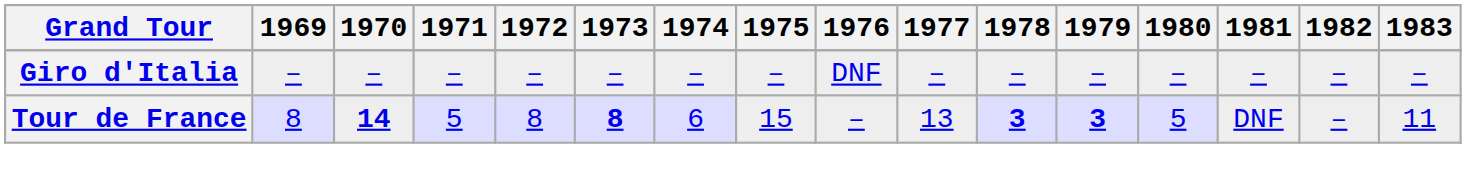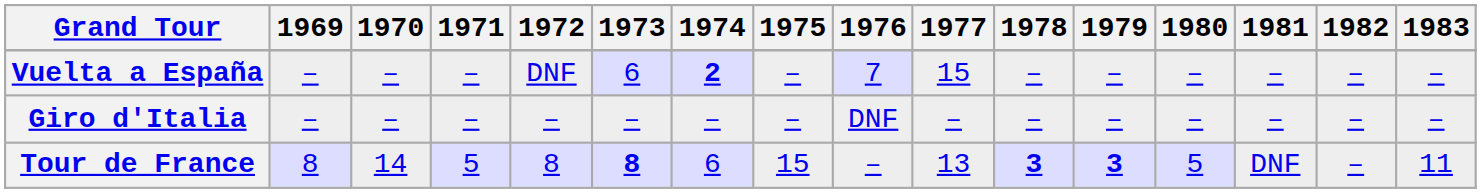+ row: (138, 73)
(374, 119) bold -> (391, 165) normal
